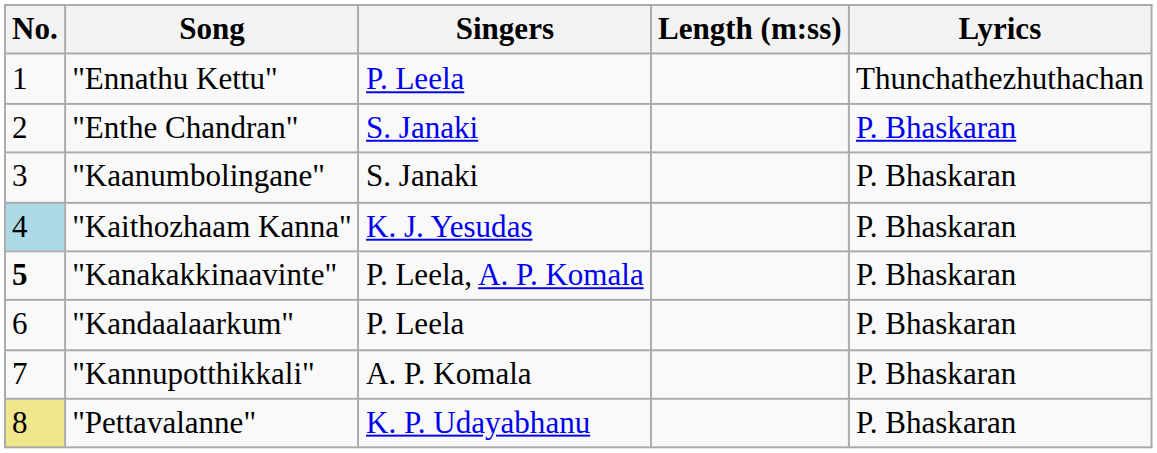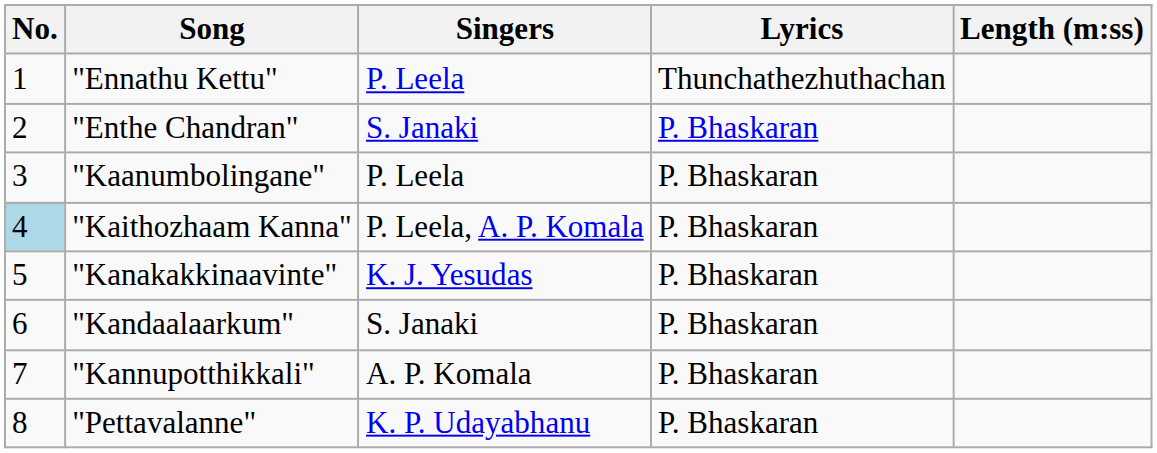columns swapped: (1000, 29) <-> (750, 29)
(422, 176) S. Janaki -> (415, 176) P. Leela
(449, 226) K. J. Yesudas -> (505, 226) P. Leela, A. P. Komala
(20, 275) bold -> (20, 275) normal
(505, 275) P. Leela, A. P. Komala -> (449, 275) K. J. Yesudas
(415, 324) P. Leela -> (422, 324) S. Janaki
(20, 422) khaki background -> (20, 422) no background
